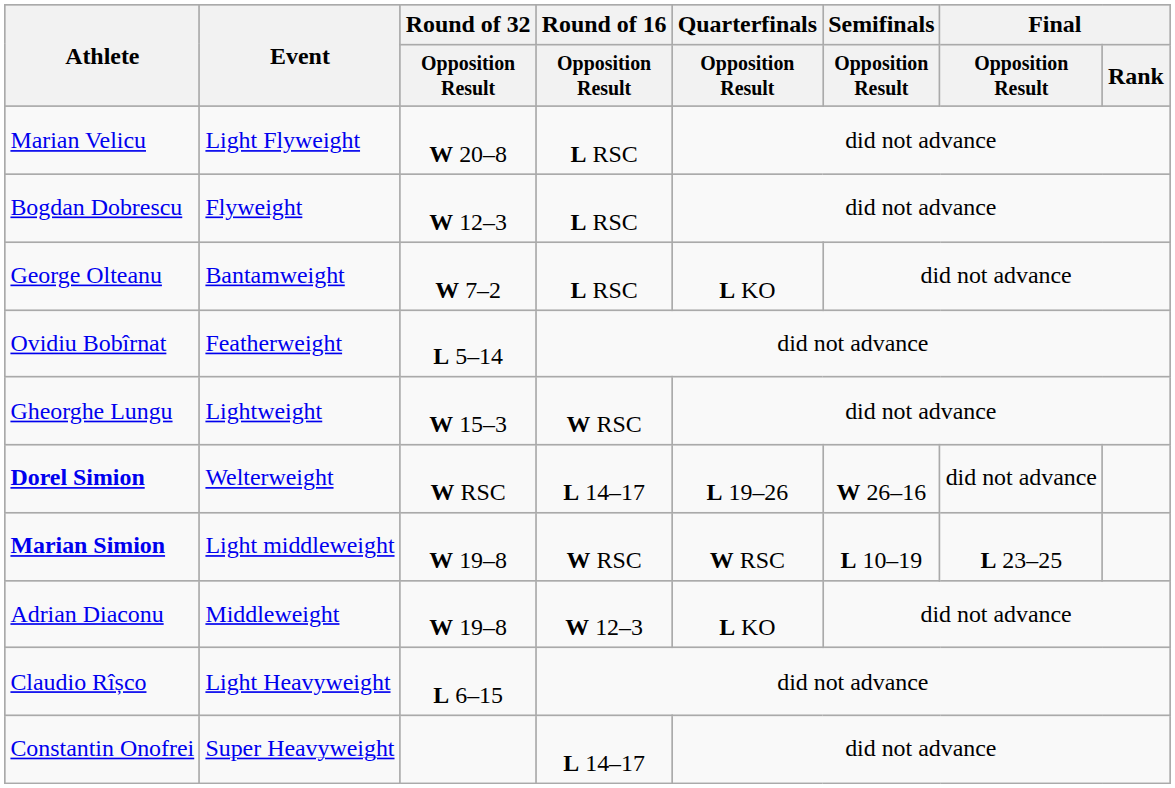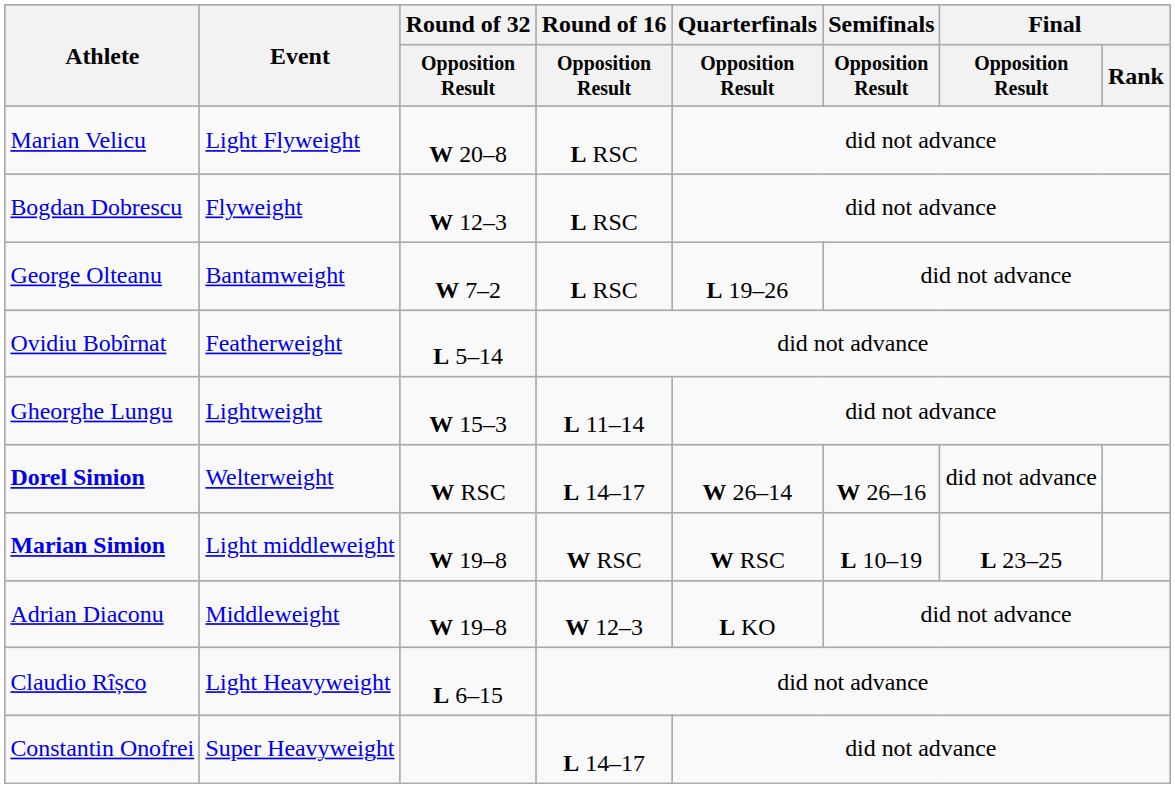(747, 289) L KO -> (747, 289) L 19–26
(604, 425) W RSC -> (604, 425) L 11–14
(747, 492) L 19–26 -> (747, 492) W 26–14
